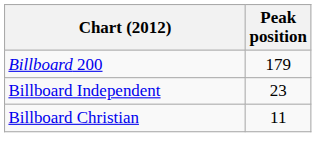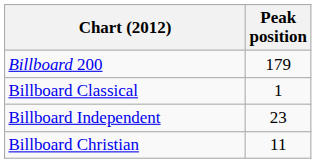+ row: (73, 90)
